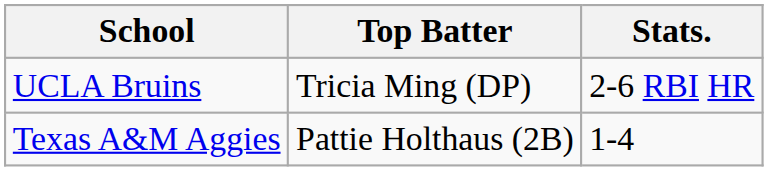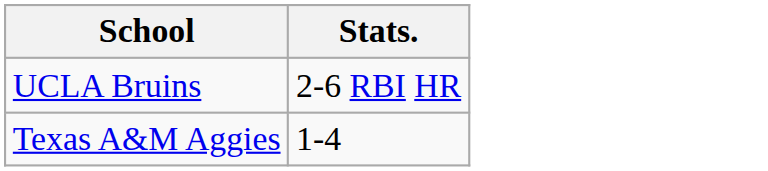- column: (435, 31)
